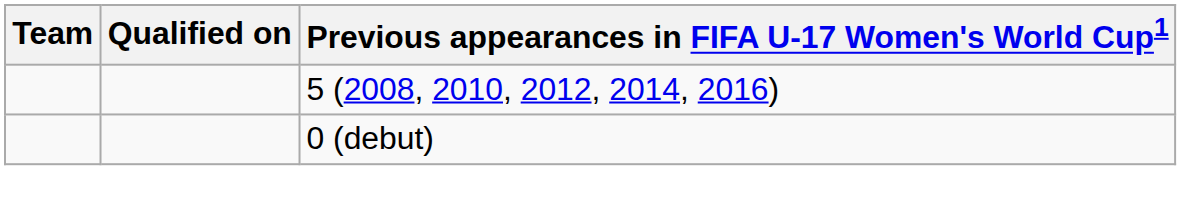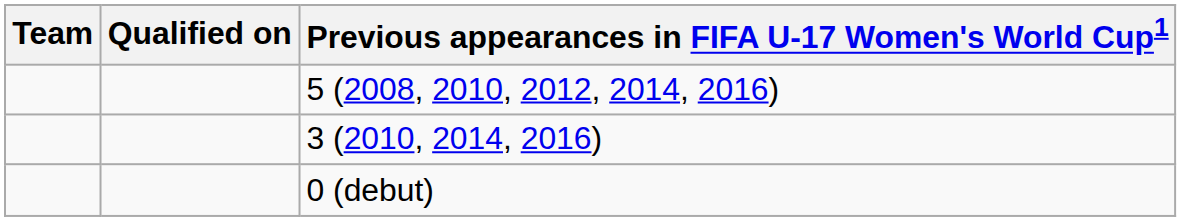+ row: (454, 139)
